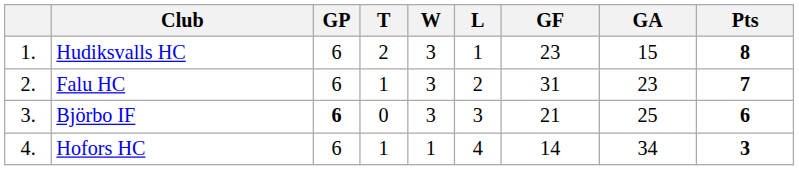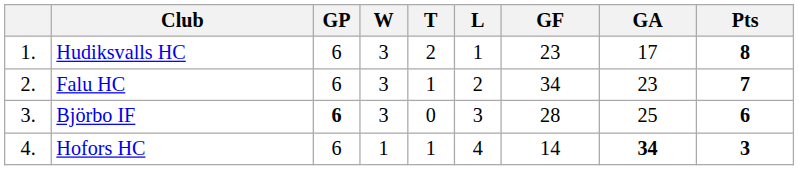columns swapped: (431, 20) <-> (384, 20)
(648, 52) 15 -> (648, 52) 17
(550, 84) 31 -> (550, 84) 34
(550, 116) 21 -> (550, 116) 28
(648, 148) normal -> (648, 148) bold
